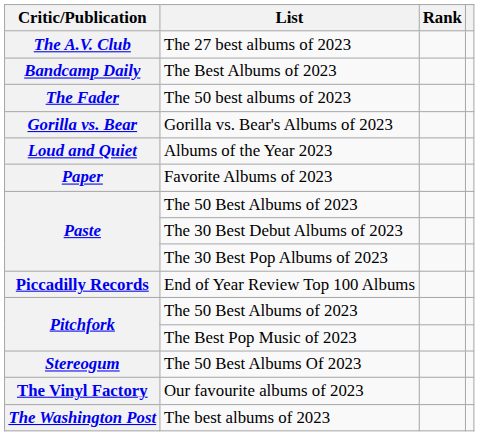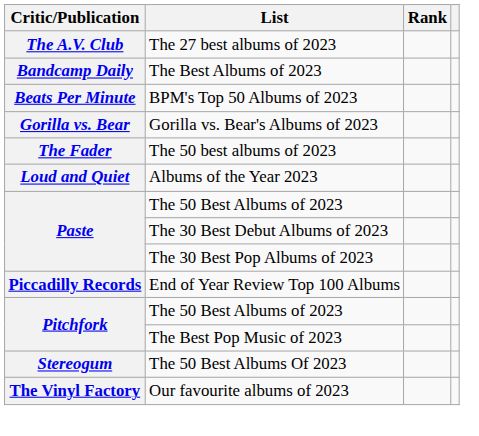+ row: (75, 97)
rows swapped: (82, 97) <-> (82, 124)
- row: (82, 177)
- row: (82, 417)
